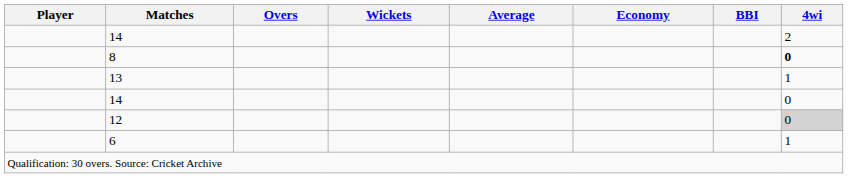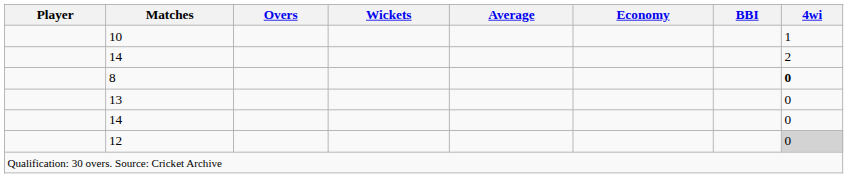+ row: (55, 36)
(788, 78) 1 -> (788, 99) 0
- row: (55, 141)
